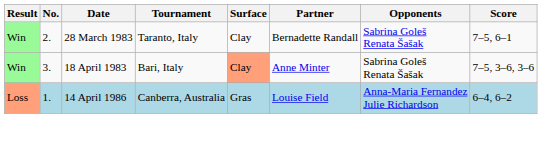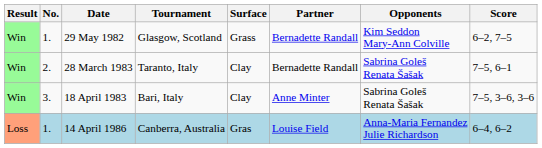+ row: (94, 37)
(241, 67) lightsalmon background -> (241, 98) no background
